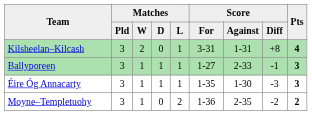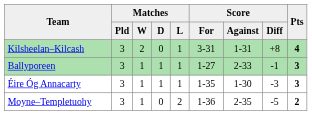(275, 101) -2 -> (275, 101) -5
